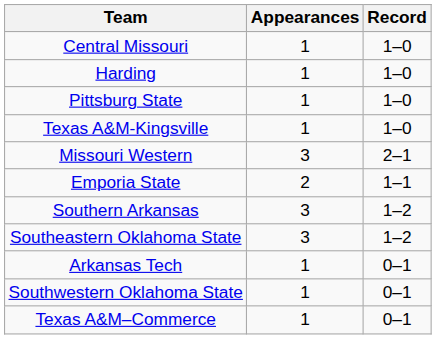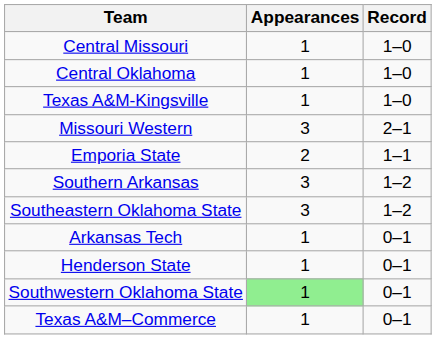+ row: (126, 73)
- row: (126, 73)
- row: (126, 100)
+ row: (126, 264)
(305, 292) no background -> (305, 292) lightgreen background
